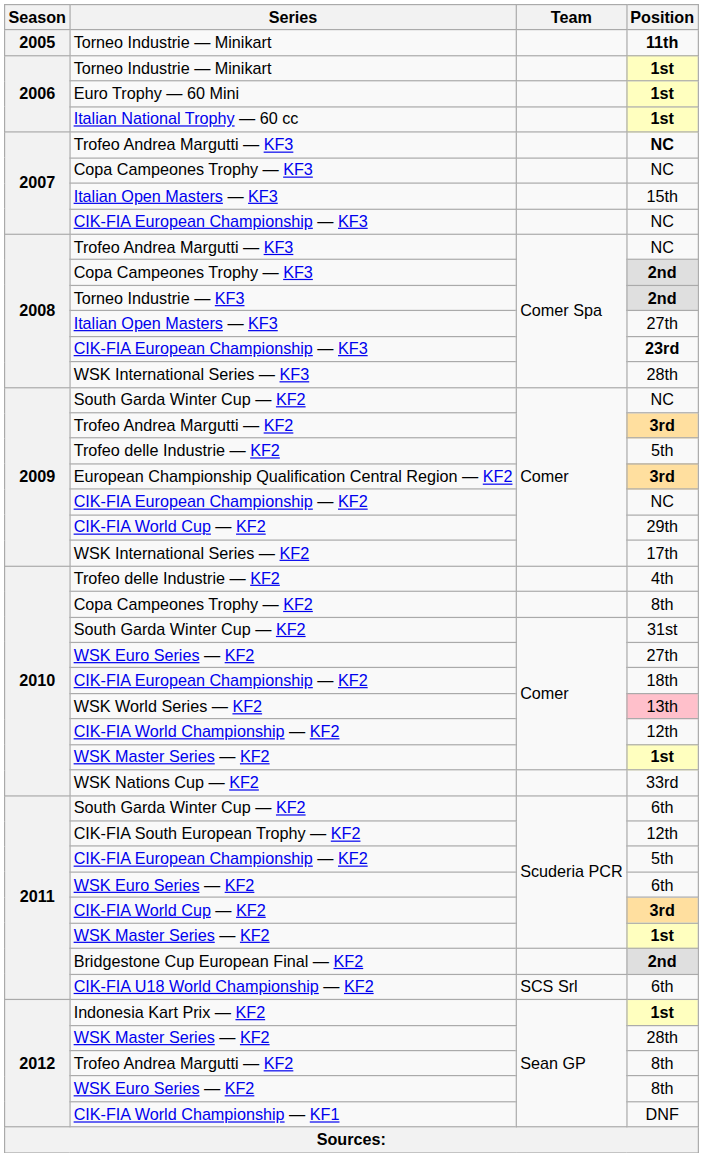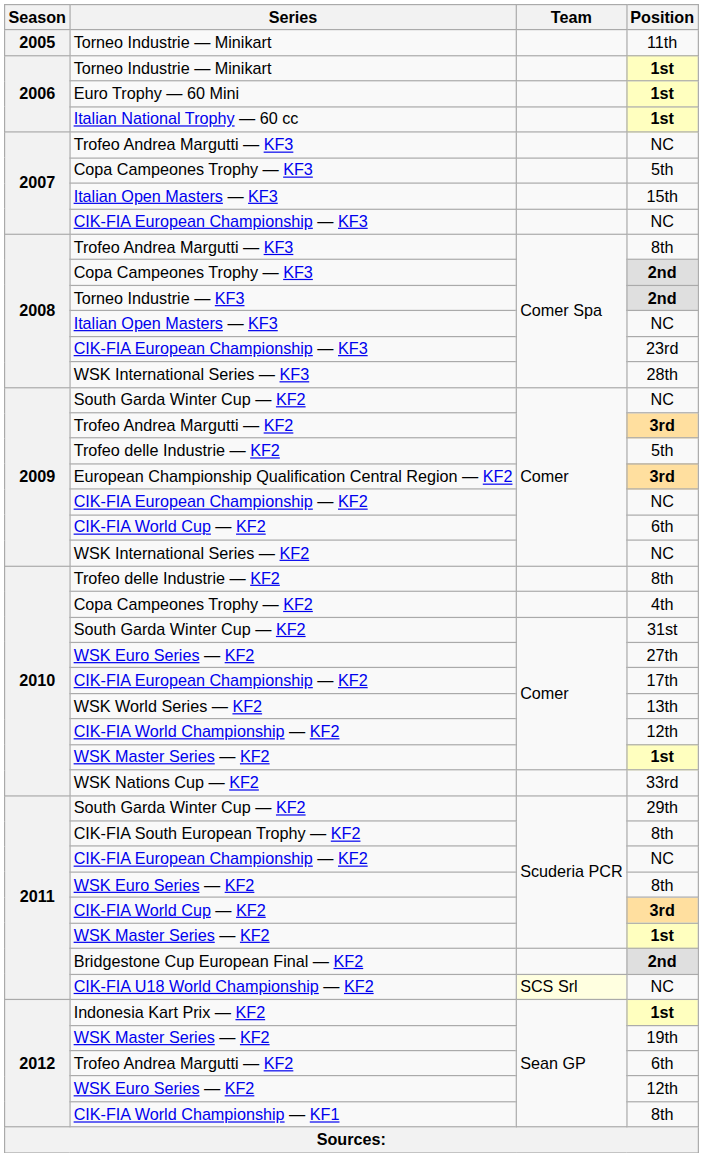(662, 42) bold -> (662, 42) normal
(662, 144) bold -> (662, 144) normal
(662, 170) NC -> (662, 170) 5th
(662, 247) NC -> (662, 247) 8th
(662, 323) 27th -> (662, 323) NC
(662, 349) bold -> (662, 349) normal
(662, 527) 29th -> (662, 527) 6th
(662, 553) 17th -> (662, 553) NC
(662, 578) 4th -> (662, 578) 8th
(662, 604) 8th -> (662, 604) 4th
(662, 680) 18th -> (662, 680) 17th
(662, 706) pink background -> (662, 706) no background
(662, 808) 6th -> (662, 808) 29th
(662, 833) 12th -> (662, 833) 8th
(662, 859) 5th -> (662, 859) NC
(662, 884) 6th -> (662, 884) 8th
(549, 986) no background -> (549, 986) lightyellow background
(662, 986) 6th -> (662, 986) NC
(662, 1037) 28th -> (662, 1037) 19th
(662, 1063) 8th -> (662, 1063) 6th
(662, 1088) 8th -> (662, 1088) 12th
(662, 1114) DNF -> (662, 1114) 8th
